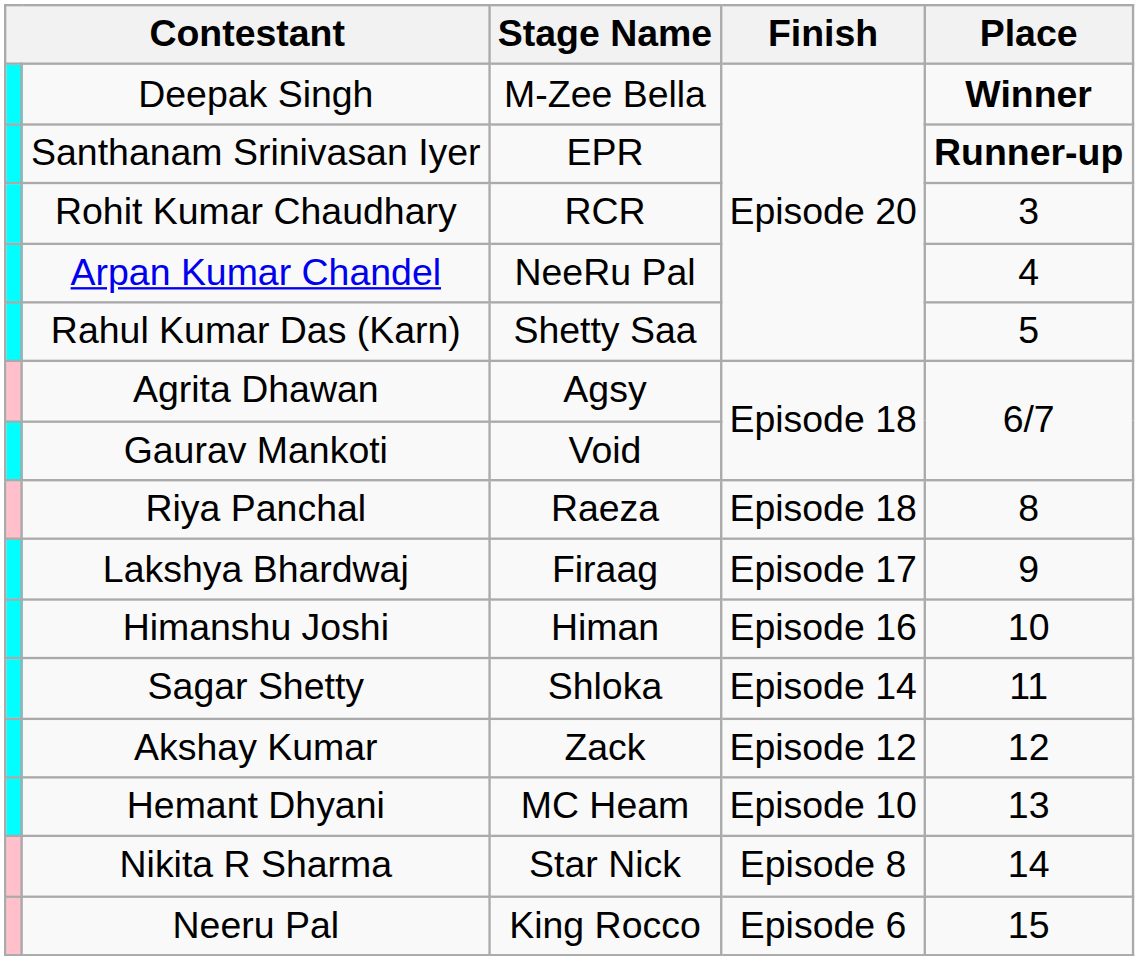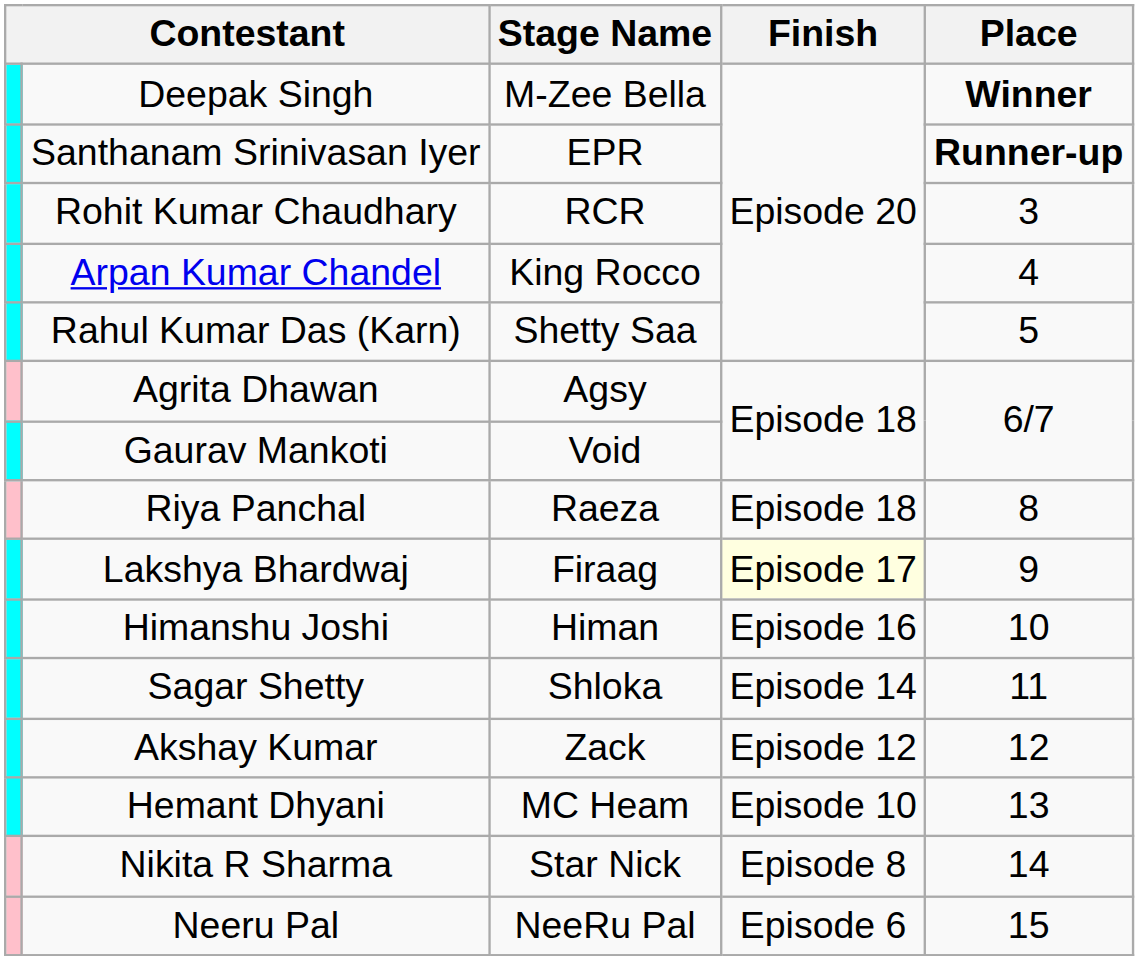(605, 271) NeeRu Pal -> (605, 271) King Rocco
(823, 568) no background -> (823, 568) lightyellow background
(605, 924) King Rocco -> (605, 924) NeeRu Pal
